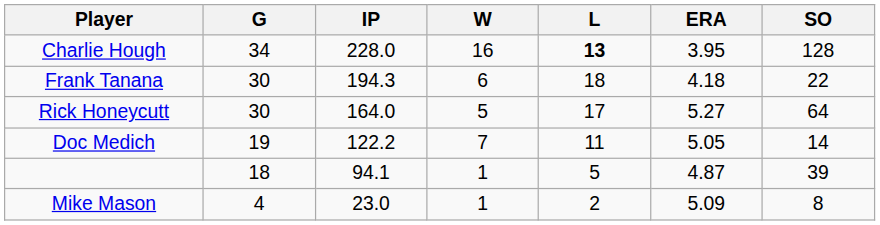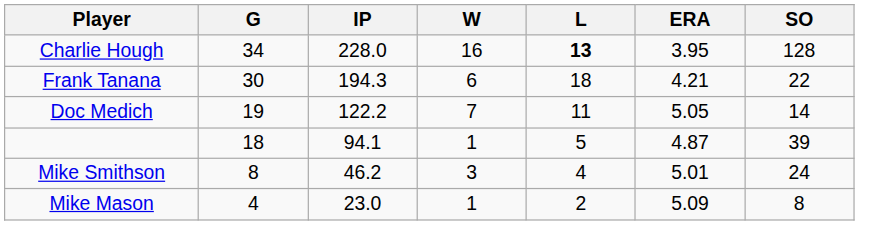(706, 81) 4.18 -> (690, 81) 4.21
- row: (104, 111)
+ row: (102, 173)
